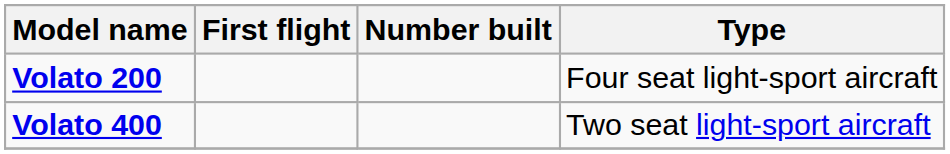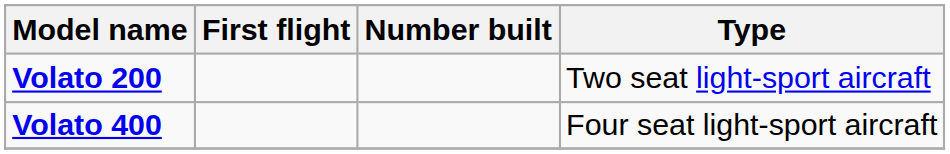(752, 77) Four seat light-sport aircraft -> (748, 77) Two seat light-sport aircraft
(748, 125) Two seat light-sport aircraft -> (752, 125) Four seat light-sport aircraft
